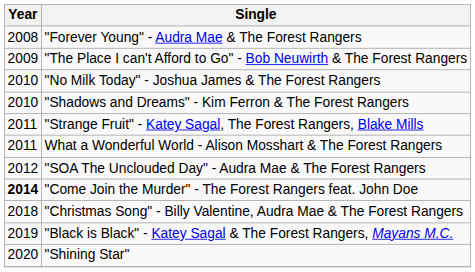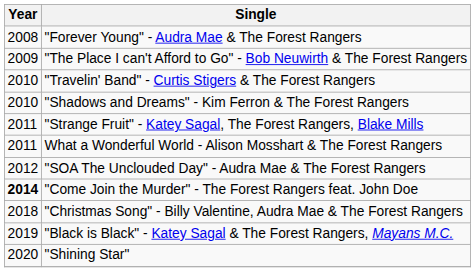+ row: (210, 80)
- row: (212, 80)
